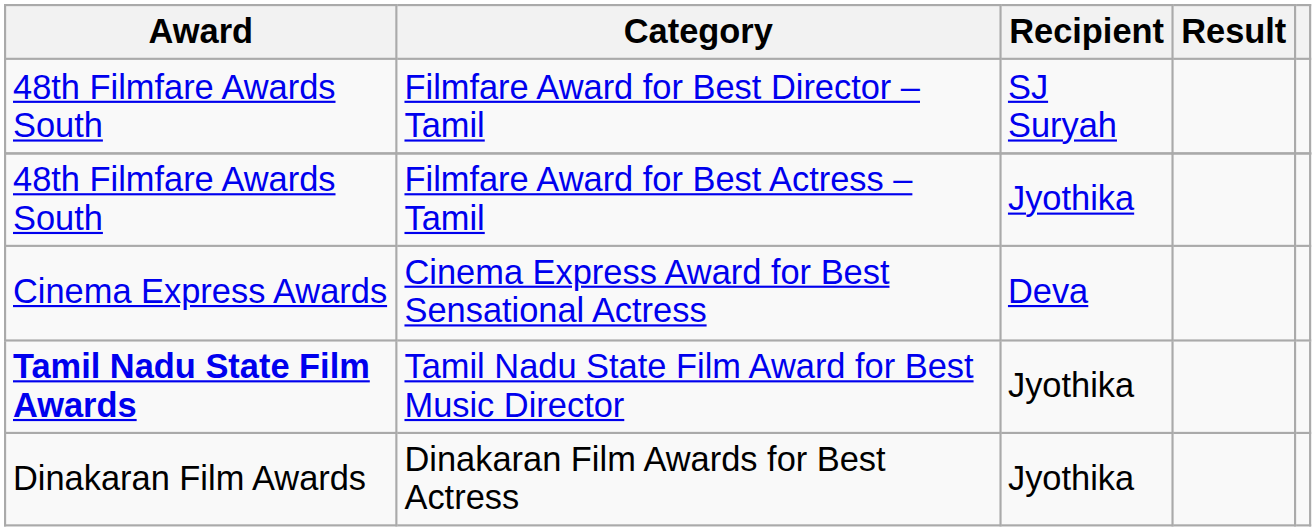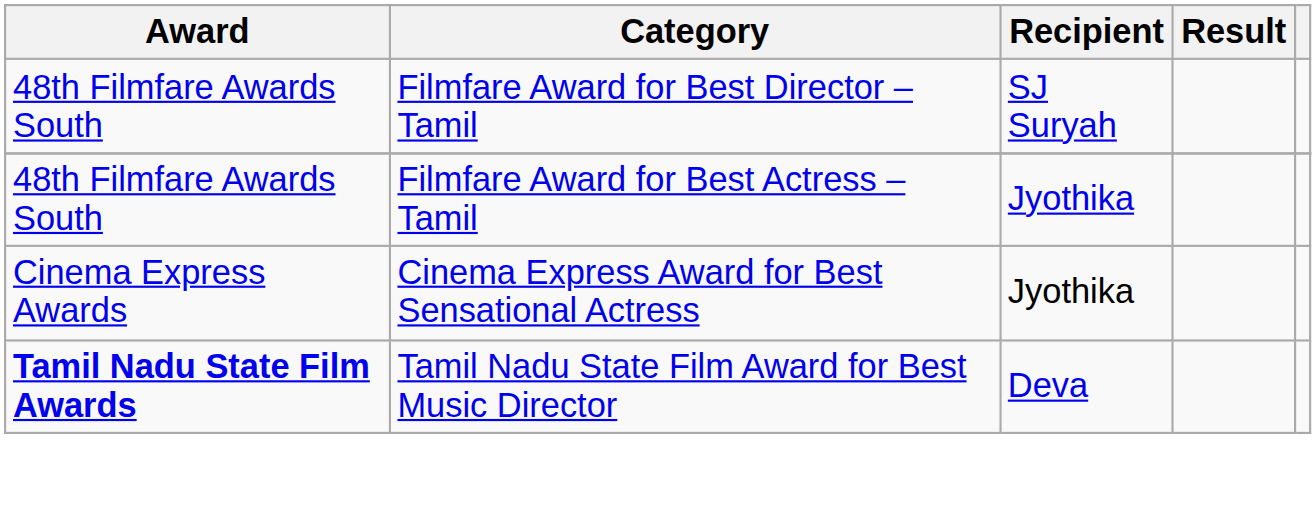(1048, 292) Deva -> (1071, 292) Jyothika
(1071, 385) Jyothika -> (1048, 385) Deva
- row: (645, 478)
